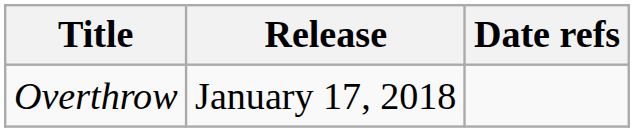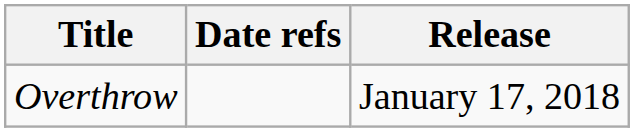columns swapped: (326, 34) <-> (547, 34)
